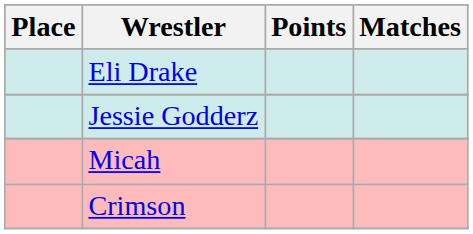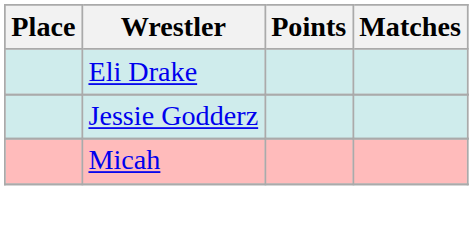- row: (137, 205)
